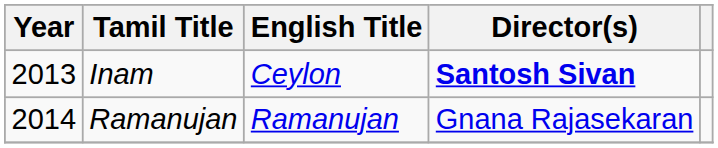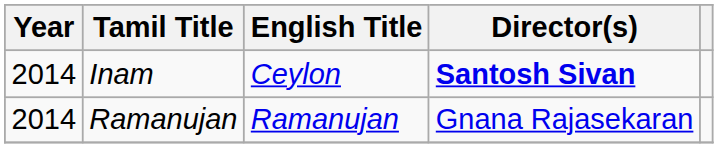(44, 73) 2013 -> (44, 73) 2014
